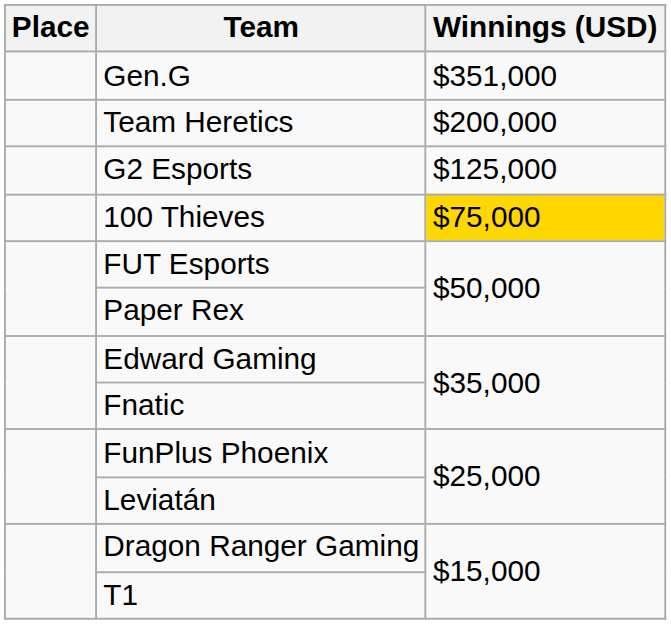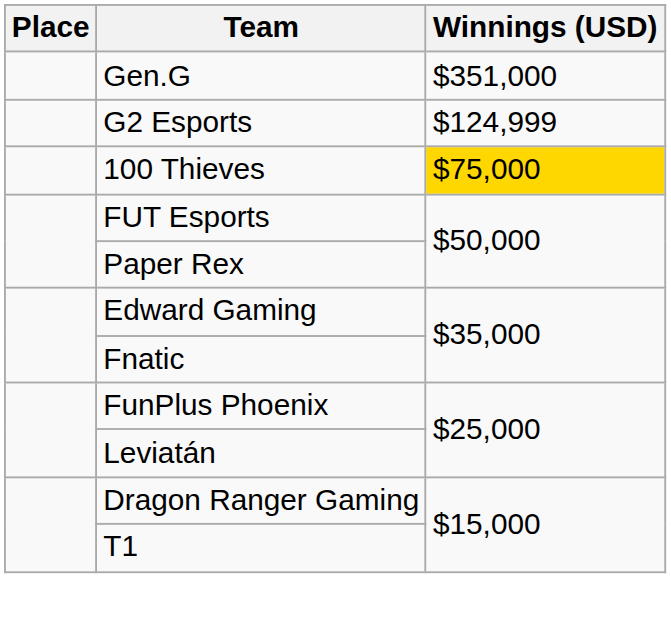- row: (198, 122)
(495, 169) $125,000 -> (495, 122) $124,999
